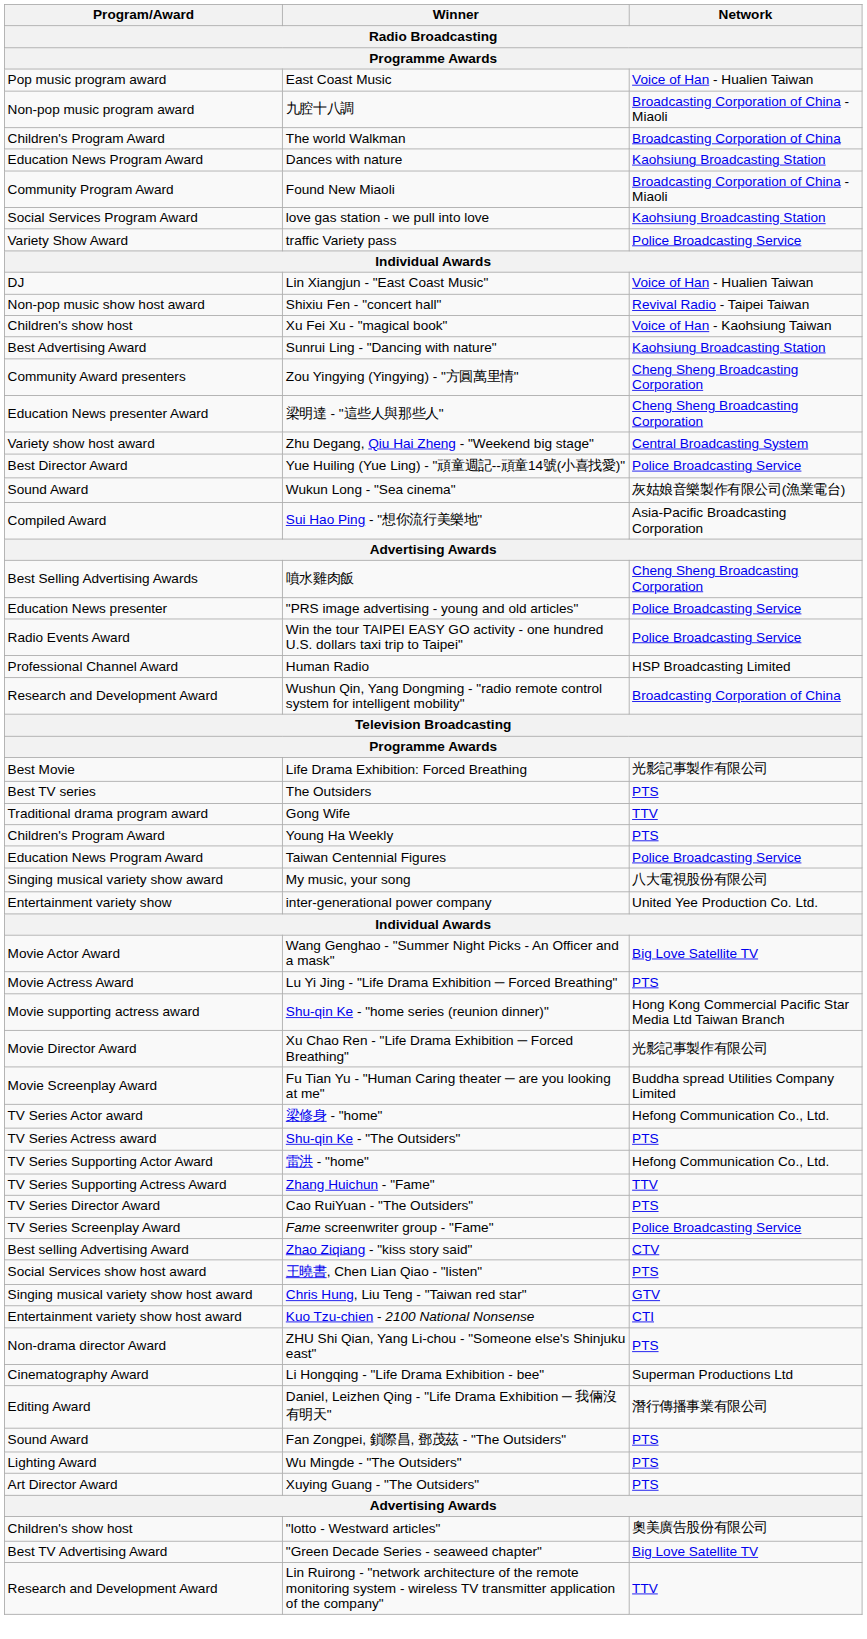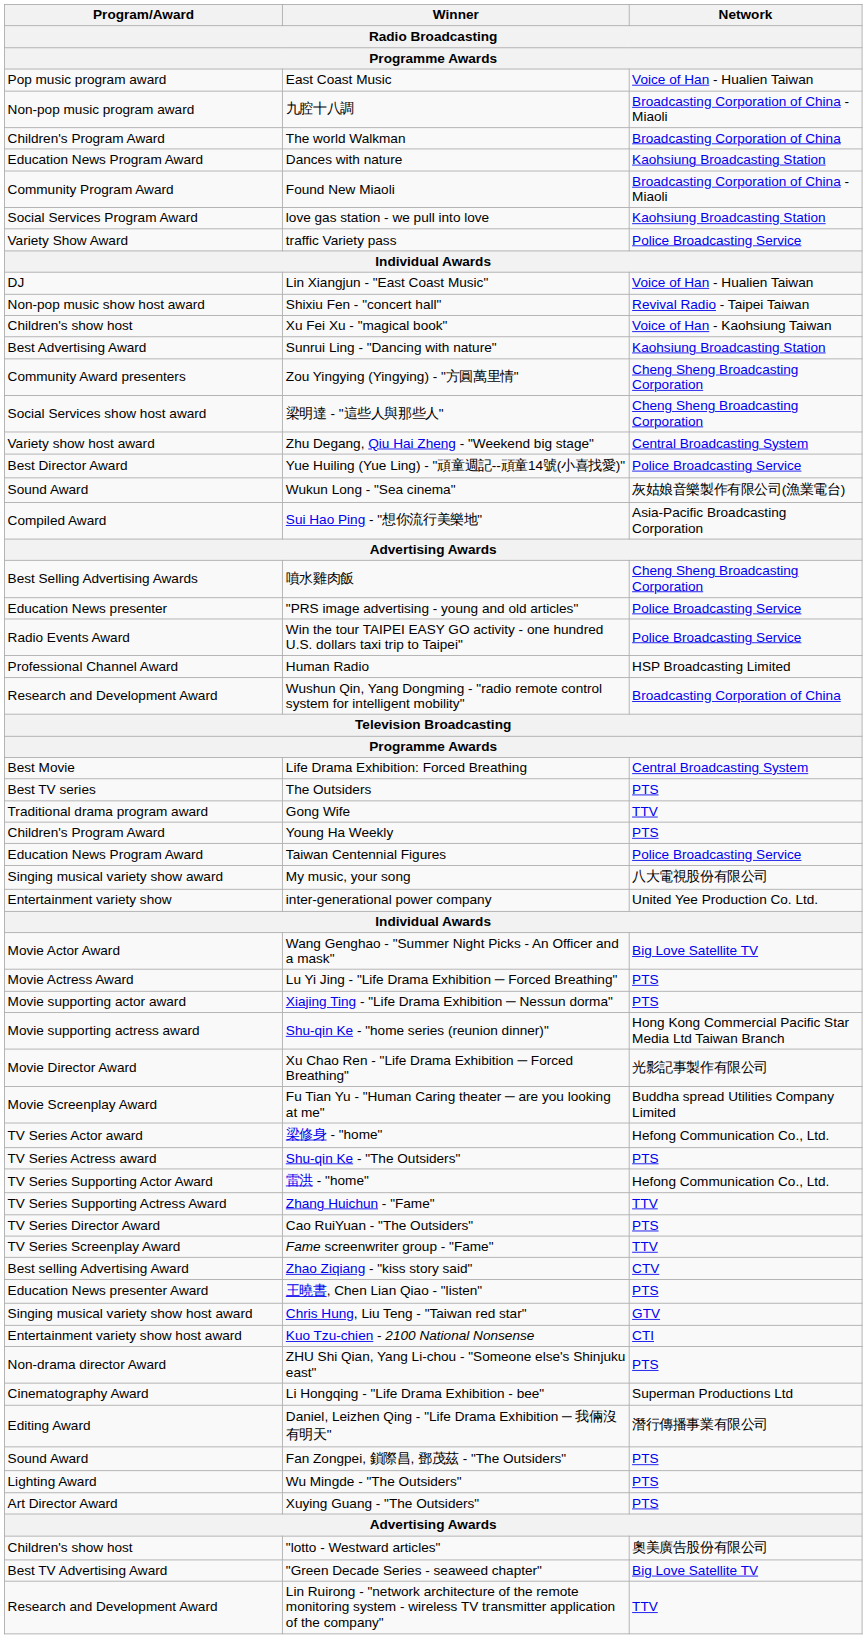(108, 413) Education News presenter Award -> (107, 413) Social Services show host award
(700, 769) 光影記事製作有限公司 -> (720, 768) Central Broadcasting System
+ row: (449, 1001)
(717, 1227) Police Broadcasting Service -> (645, 1246) TTV
(107, 1272) Social Services show host award -> (108, 1291) Education News presenter Award
